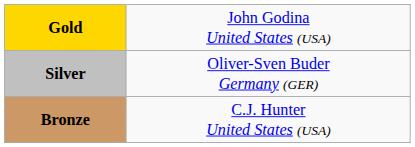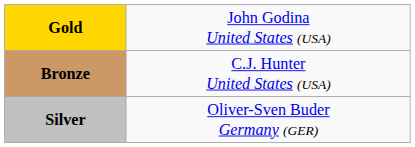rows swapped: (65, 73) <-> (65, 119)
